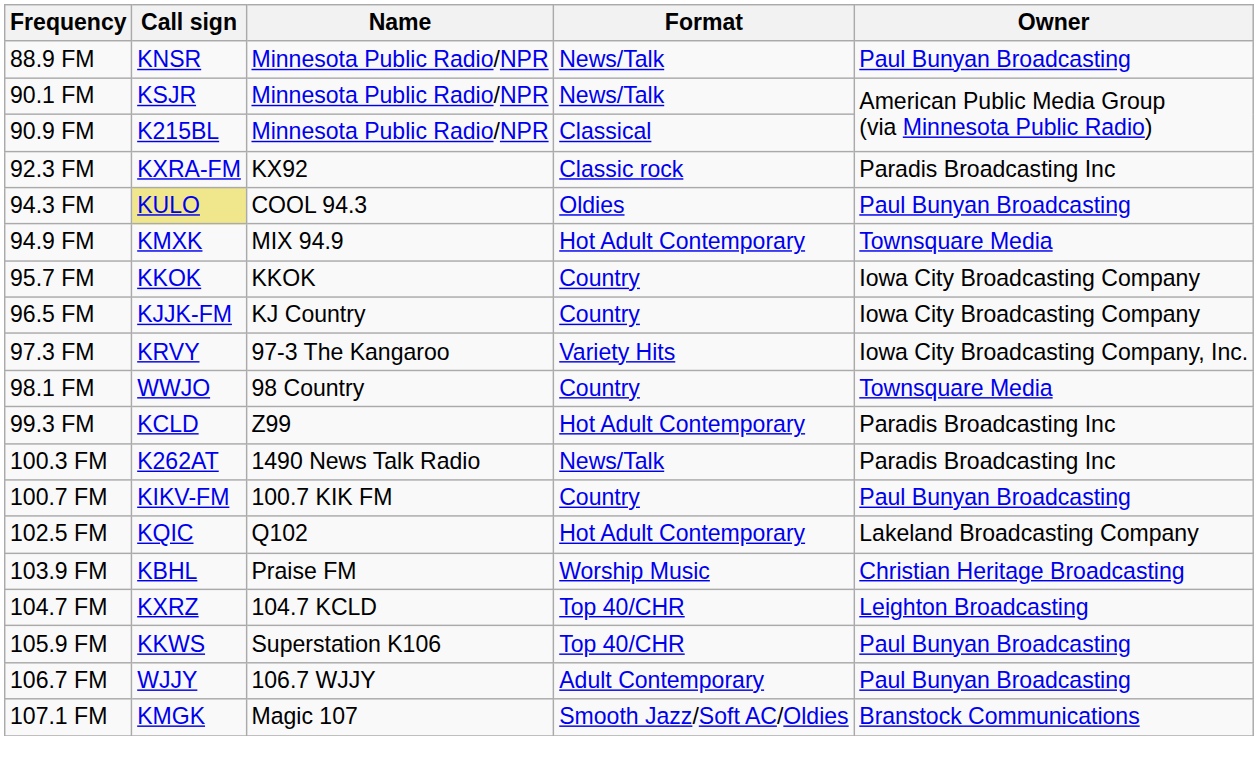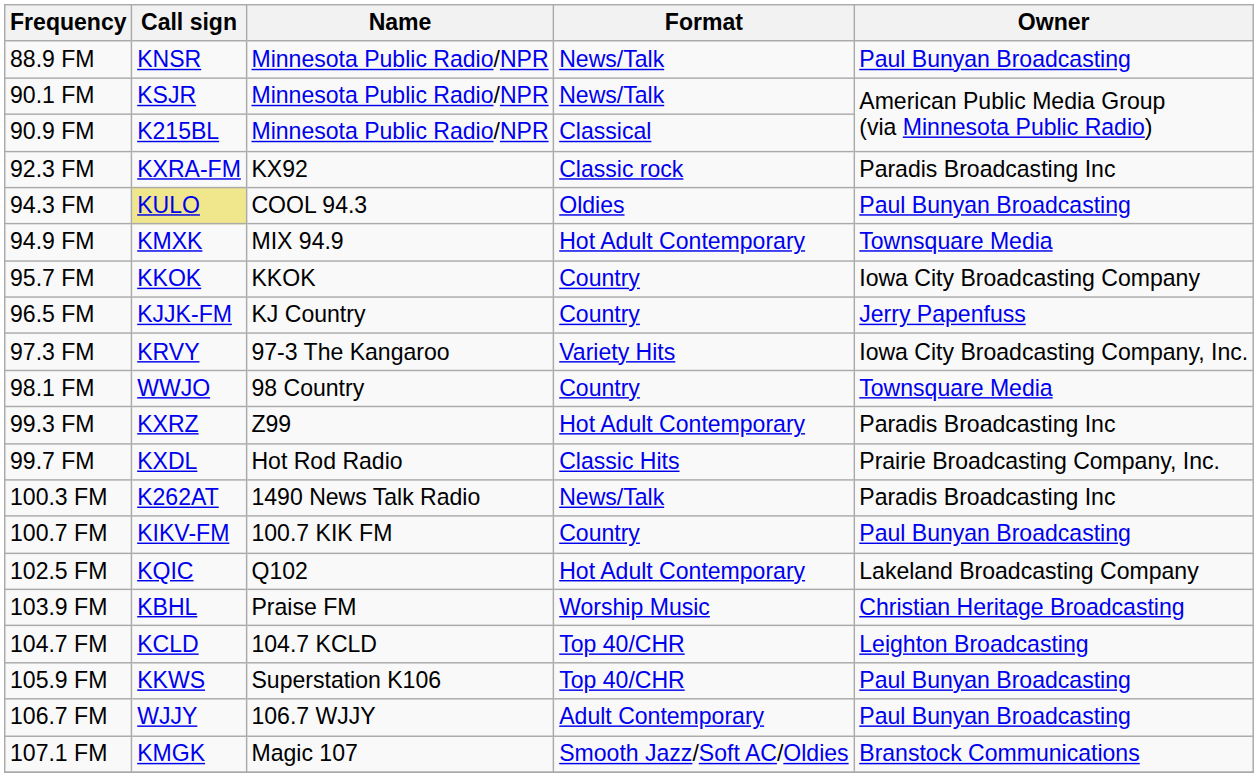(1030, 315) Iowa City Broadcasting Company -> (943, 315) Jerry Papenfuss
(168, 424) KCLD -> (168, 424) KXRZ
+ row: (52, 461)
(168, 607) KXRZ -> (168, 643) KCLD
